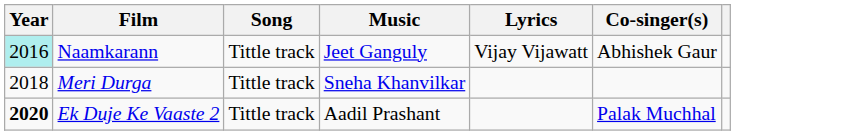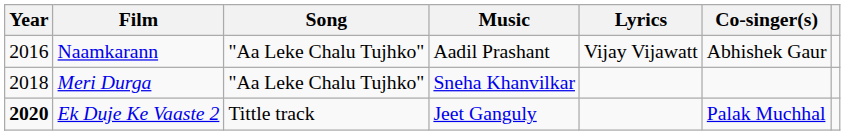(29, 51) paleturquoise background -> (29, 51) no background
(272, 51) Tittle track -> (326, 51) "Aa Leke Chalu Tujhko"
(375, 51) Jeet Ganguly -> (492, 51) Aadil Prashant
(272, 82) Tittle track -> (326, 82) "Aa Leke Chalu Tujhko"
(382, 113) Aadil Prashant -> (485, 113) Jeet Ganguly
